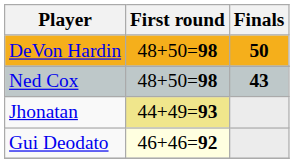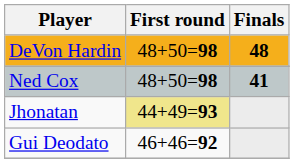(259, 50) 50 -> (259, 50) 48
(259, 81) 43 -> (259, 81) 41
(177, 142) lightyellow background -> (177, 142) no background
